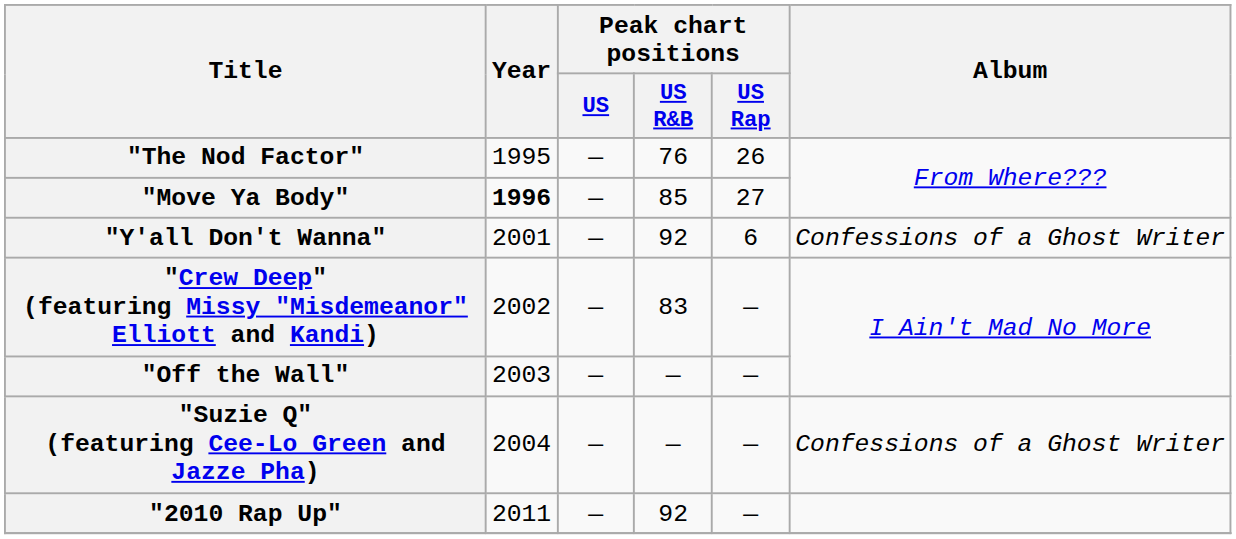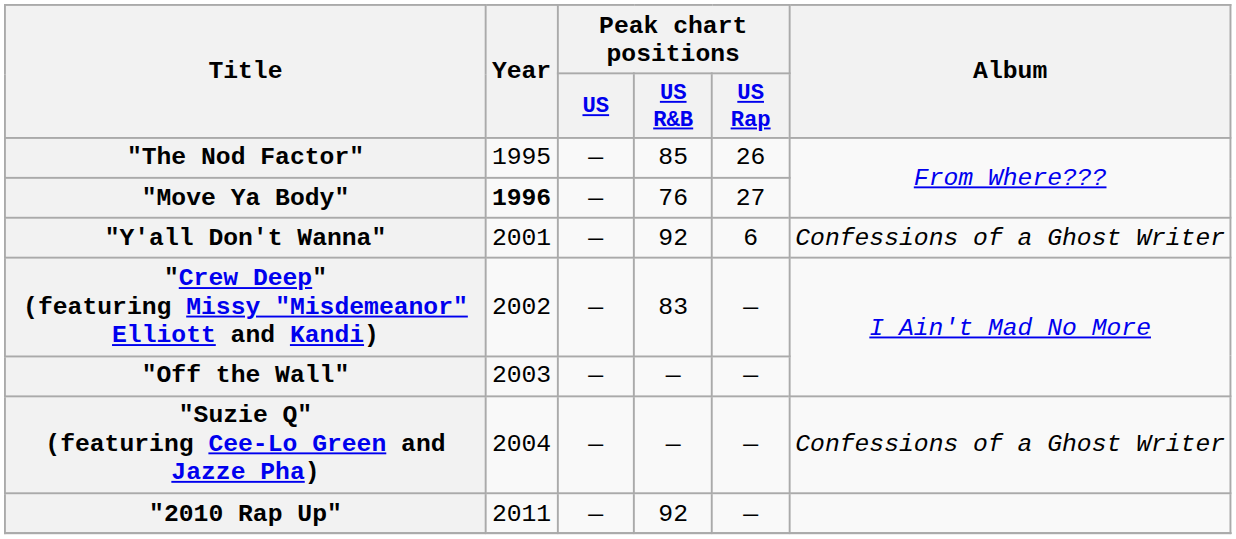(673, 158) 76 -> (673, 158) 85
(673, 198) 85 -> (673, 198) 76
